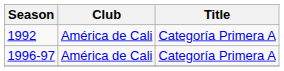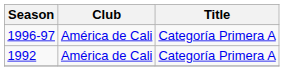rows swapped: (22, 35) <-> (31, 55)
